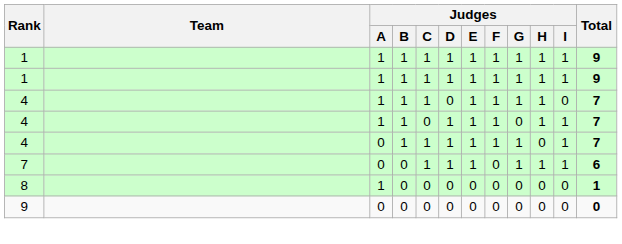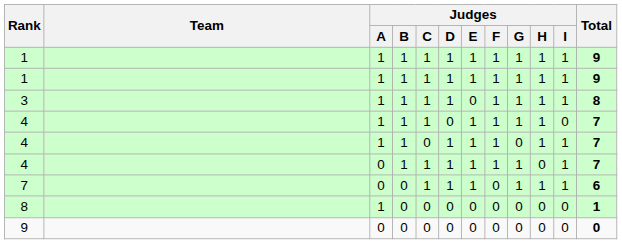+ row: (24, 100)
